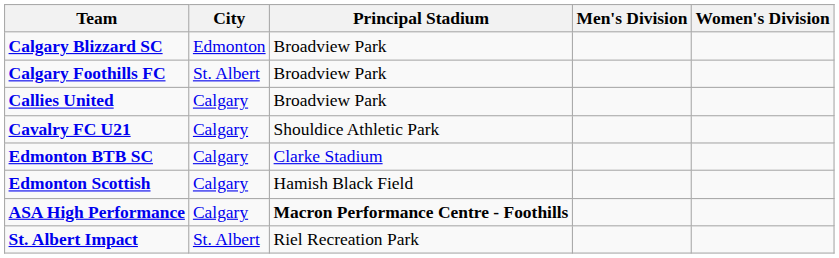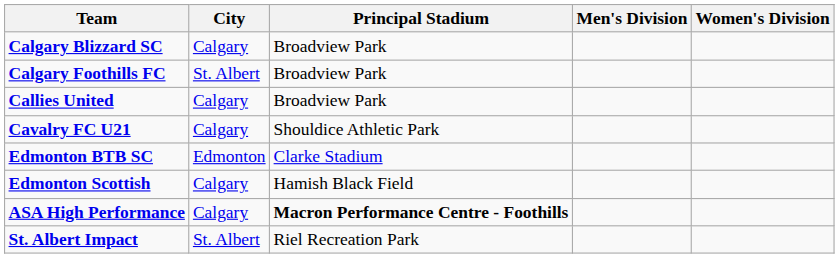(229, 45) Edmonton -> (221, 45) Calgary
(221, 156) Calgary -> (229, 156) Edmonton
